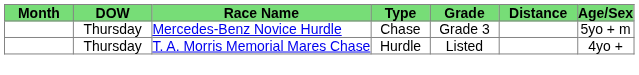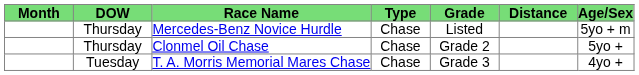(464, 29) Grade 3 -> (464, 29) Listed
+ row: (211, 46)
(113, 46) Thursday -> (113, 62) Tuesday
(400, 46) Hurdle -> (400, 62) Chase
(464, 46) Listed -> (464, 62) Grade 3
